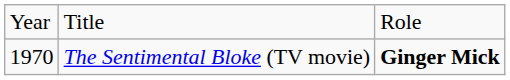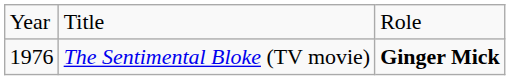(32, 56) 1970 -> (32, 56) 1976
